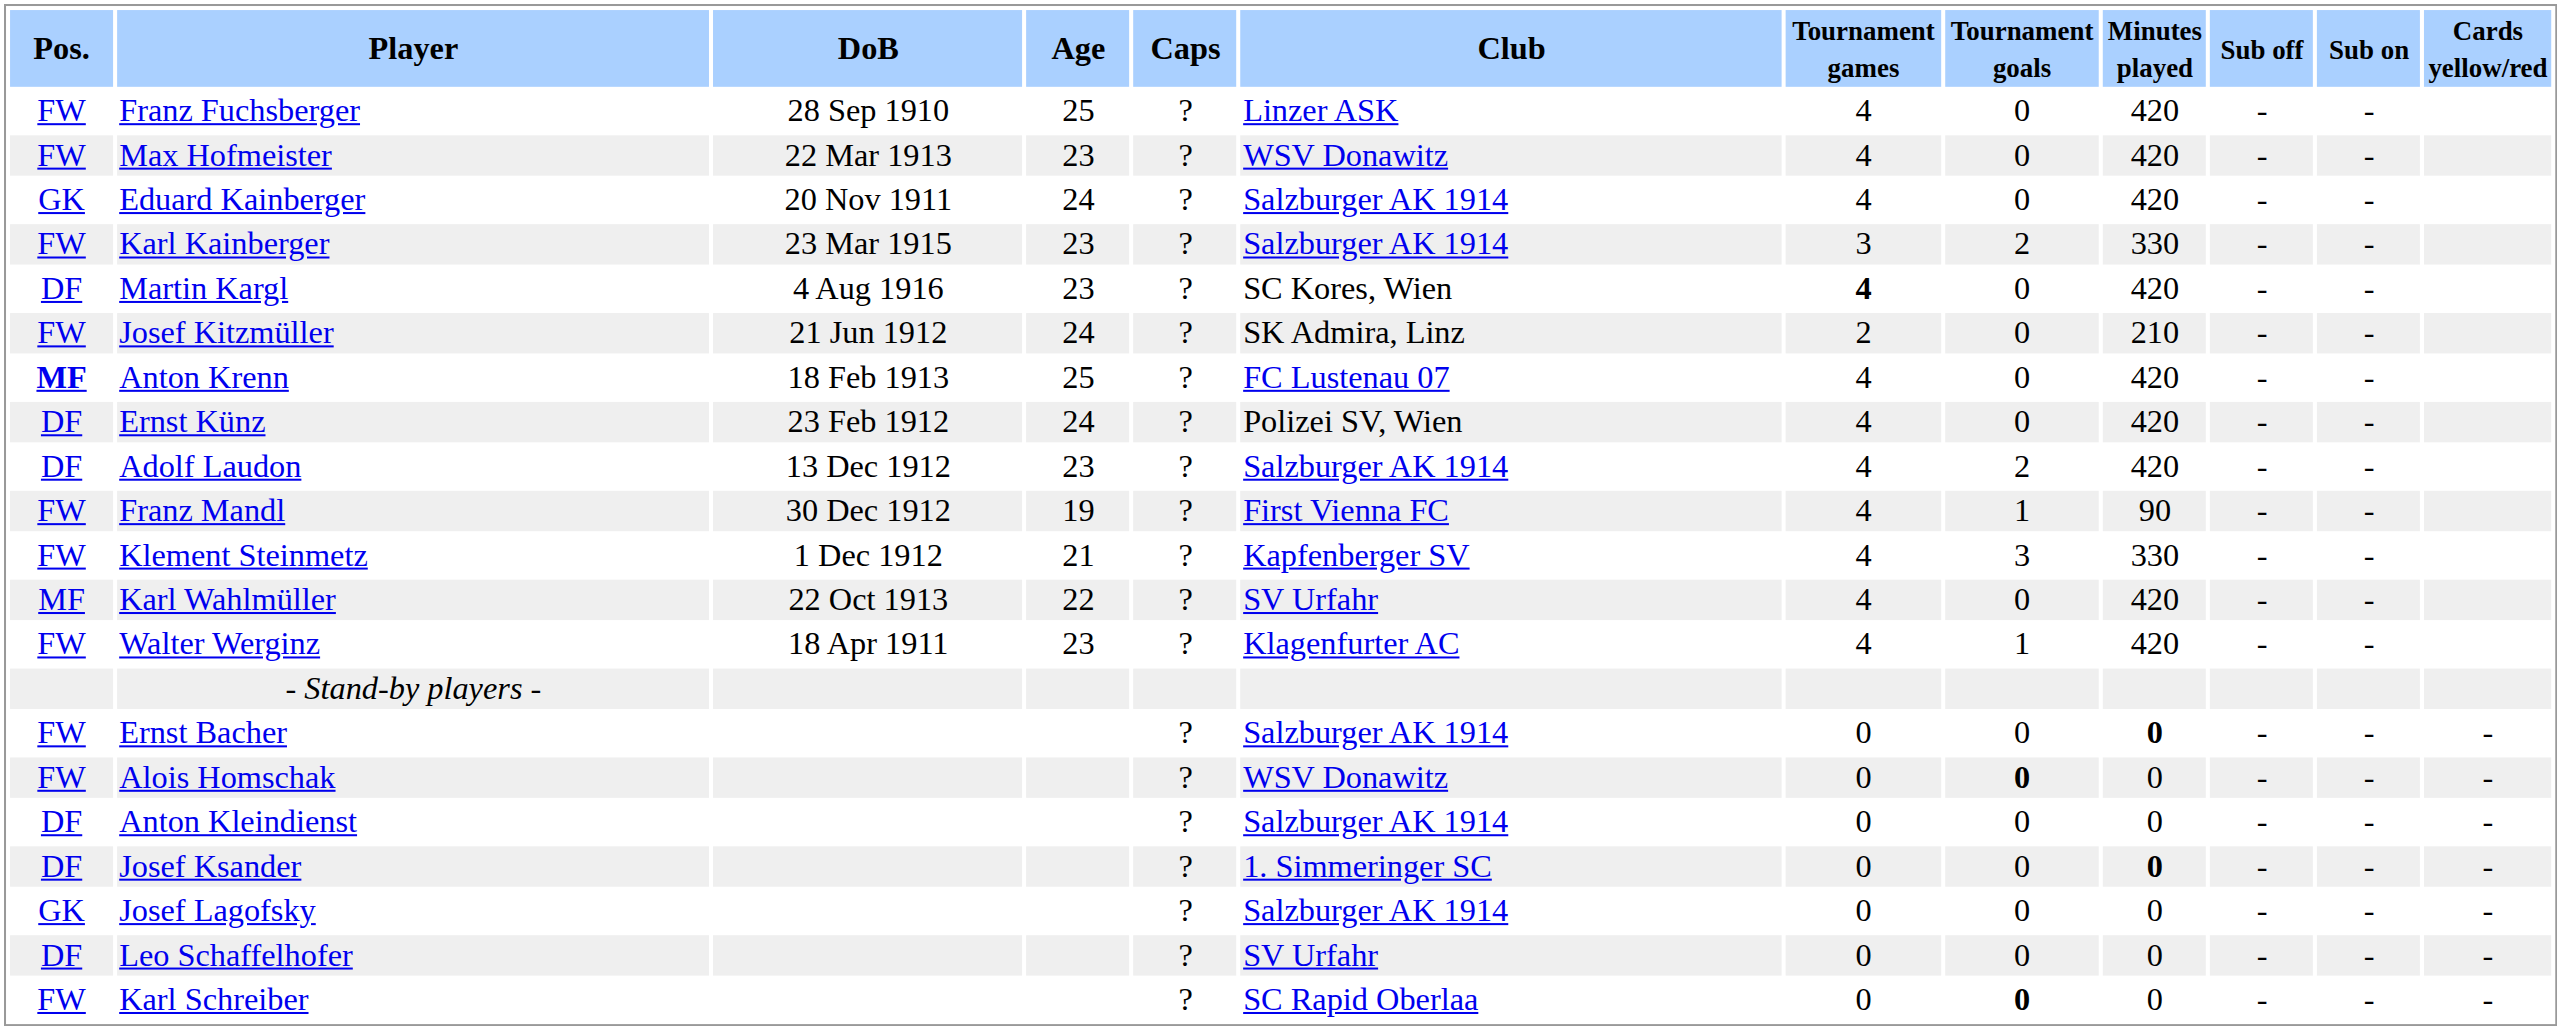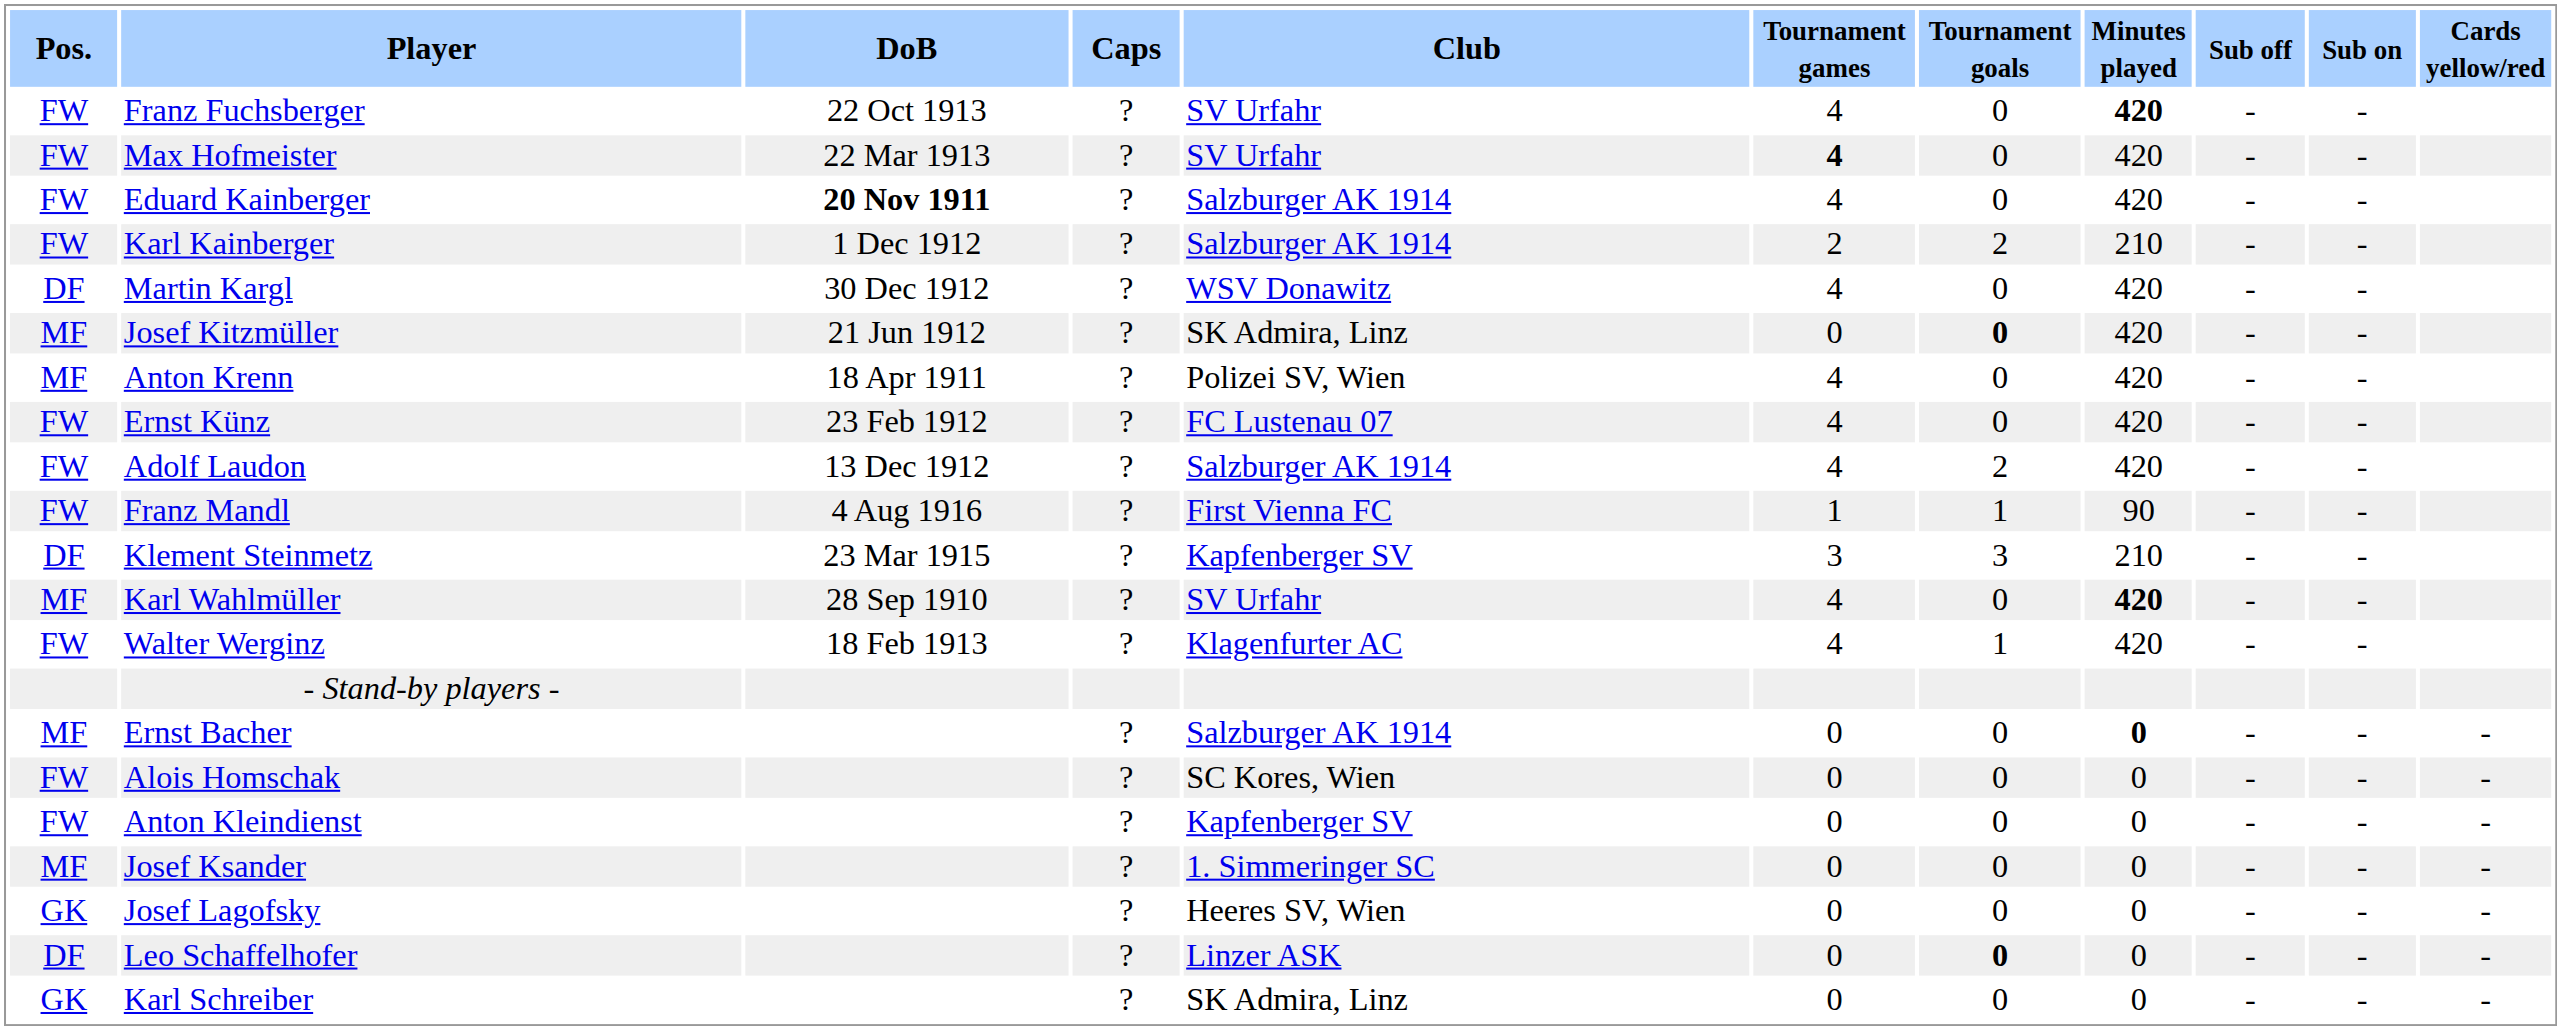- column: (1078, 47)
(868, 110) 28 Sep 1910 -> (907, 110) 22 Oct 1913
(1321, 110) Linzer ASK -> (1254, 110) SV Urfahr
(2155, 110) normal -> (2139, 110) bold
(1346, 154) WSV Donawitz -> (1254, 154) SV Urfahr
(1863, 154) normal -> (1834, 154) bold
(62, 199) GK -> (64, 199) FW
(868, 199) normal -> (907, 199) bold
(868, 243) 23 Mar 1915 -> (907, 243) 1 Dec 1912
(1863, 243) 3 -> (1834, 243) 2
(2155, 243) 330 -> (2139, 243) 210
(868, 288) 4 Aug 1916 -> (907, 288) 30 Dec 1912
(1348, 288) SC Kores, Wien -> (1289, 288) WSV Donawitz
(1863, 288) bold -> (1834, 288) normal
(62, 332) FW -> (64, 332) MF
(1863, 332) 2 -> (1834, 332) 0
(2022, 332) normal -> (2000, 332) bold
(2155, 332) 210 -> (2139, 332) 420
(62, 377) bold -> (64, 377) normal
(868, 377) 18 Feb 1913 -> (907, 377) 18 Apr 1911
(1346, 377) FC Lustenau 07 -> (1296, 377) Polizei SV, Wien
(62, 421) DF -> (64, 421) FW
(1353, 421) Polizei SV, Wien -> (1289, 421) FC Lustenau 07
(62, 466) DF -> (64, 466) FW
(868, 510) 30 Dec 1912 -> (907, 510) 4 Aug 1916
(1863, 510) 4 -> (1834, 510) 1
(62, 554) FW -> (64, 554) DF
(868, 554) 1 Dec 1912 -> (907, 554) 23 Mar 1915
(1863, 554) 4 -> (1834, 554) 3
(2155, 554) 330 -> (2139, 554) 210
(868, 599) 22 Oct 1913 -> (907, 599) 28 Sep 1910
(2155, 599) normal -> (2139, 599) bold
(868, 643) 18 Apr 1911 -> (907, 643) 18 Feb 1913
(62, 732) FW -> (64, 732) MF
(1346, 777) WSV Donawitz -> (1291, 777) SC Kores, Wien
(2022, 777) bold -> (2000, 777) normal
(62, 821) DF -> (64, 821) FW
(1376, 821) Salzburger AK 1914 -> (1299, 821) Kapfenberger SV
(62, 866) DF -> (64, 866) MF
(2155, 866) bold -> (2139, 866) normal
(1376, 910) Salzburger AK 1914 -> (1296, 910) Heeres SV, Wien
(1311, 954) SV Urfahr -> (1264, 954) Linzer ASK
(2022, 954) normal -> (2000, 954) bold
(62, 999) FW -> (64, 999) GK
(1361, 999) SC Rapid Oberlaa -> (1297, 999) SK Admira, Linz
(2022, 999) bold -> (2000, 999) normal
